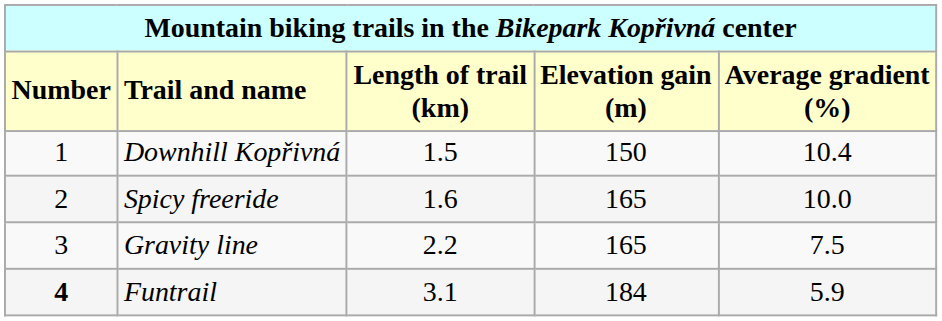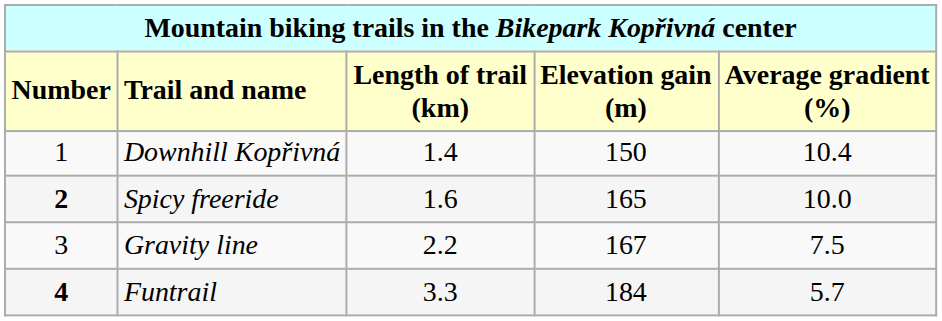(440, 153) 1.5 -> (440, 153) 1.4
(61, 199) normal -> (61, 199) bold
(626, 245) 165 -> (626, 245) 167
(440, 291) 3.1 -> (440, 291) 3.3
(827, 291) 5.9 -> (827, 291) 5.7
